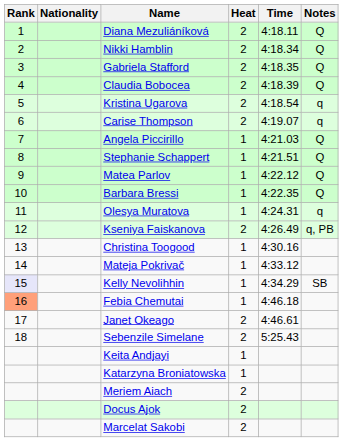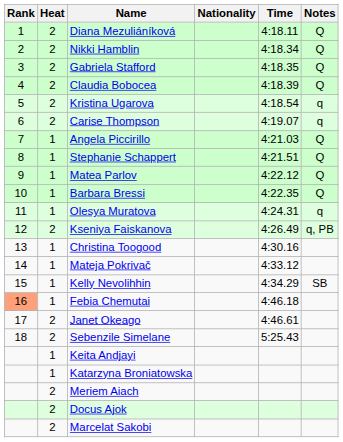columns swapped: (243, 13) <-> (69, 13)
(21, 283) lavender background -> (21, 283) no background
